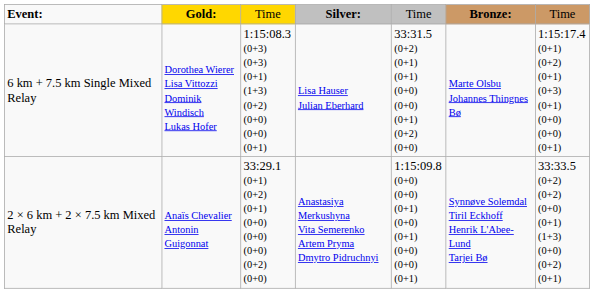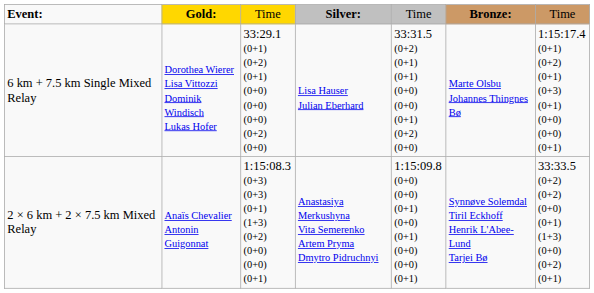(267, 90) 1:15:08.3 (0+3) (0+3) (0+1) (1+3) (0+2) (0+0) (0+0) (0+1) -> (262, 90) 33:29.1 (0+1) (0+2) (0+1) (0+0) (0+0) (0+0) (0+2) (0+0)
(262, 222) 33:29.1 (0+1) (0+2) (0+1) (0+0) (0+0) (0+0) (0+2) (0+0) -> (267, 222) 1:15:08.3 (0+3) (0+3) (0+1) (1+3) (0+2) (0+0) (0+0) (0+1)
